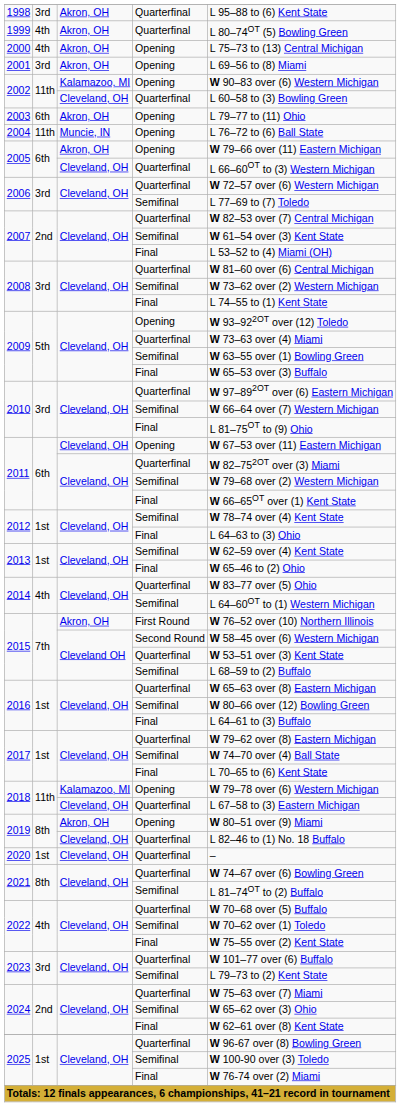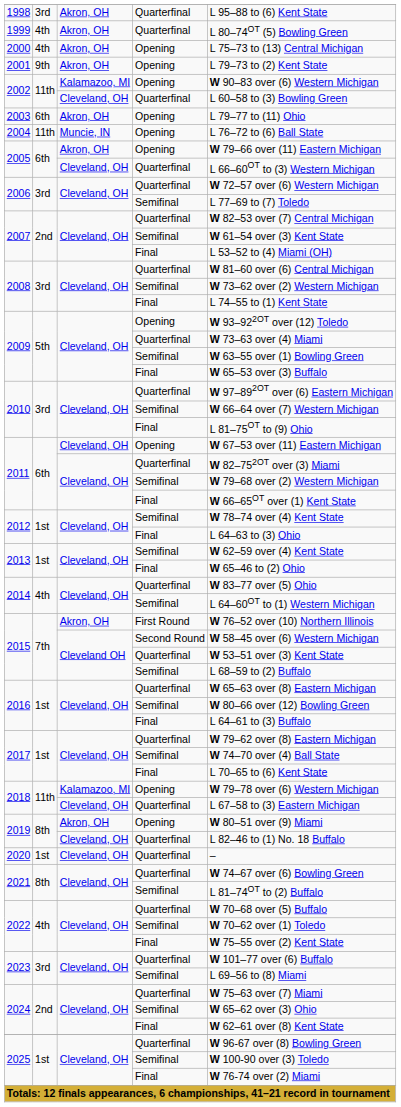(43, 65) 3rd -> (42, 65) 9th
(258, 65) L 69–56 to (8) Miami -> (269, 65) L 79–73 to (2) Kent State
(269, 976) L 79–73 to (2) Kent State -> (258, 976) L 69–56 to (8) Miami
